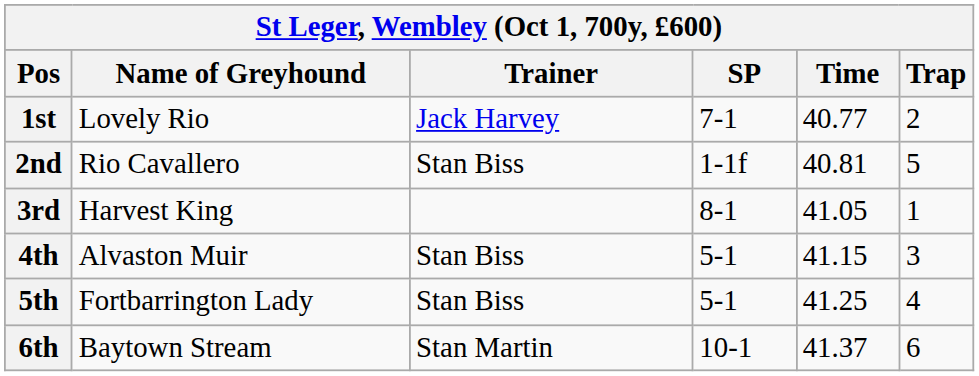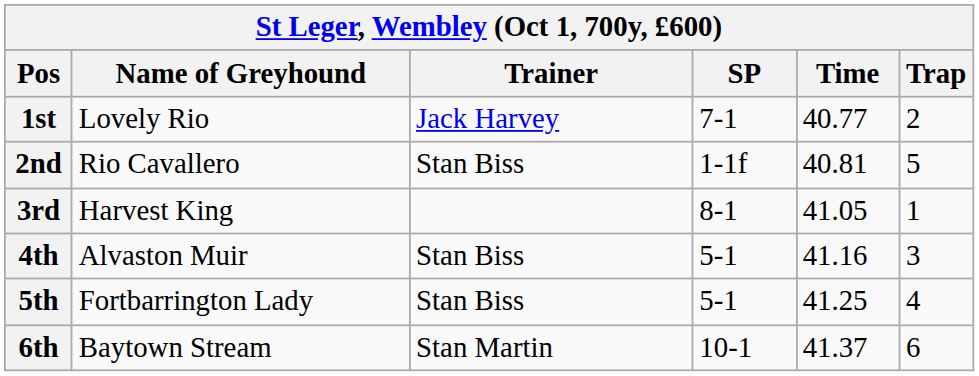(835, 255) 41.15 -> (835, 255) 41.16
